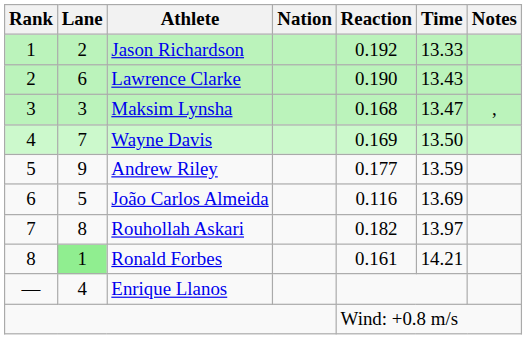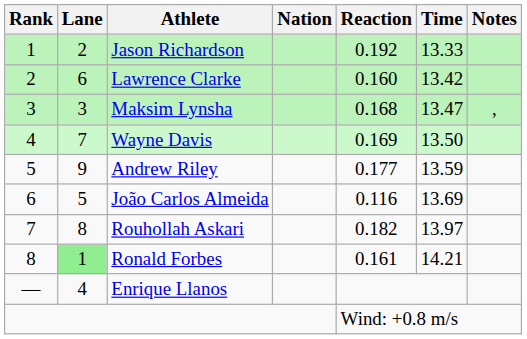(376, 79) 0.190 -> (376, 79) 0.160
(442, 79) 13.43 -> (442, 79) 13.42
